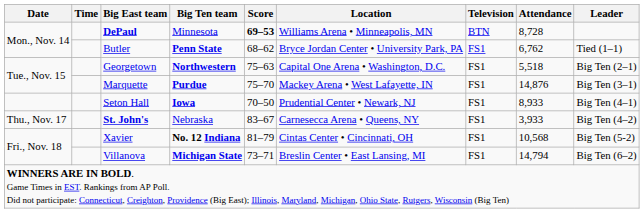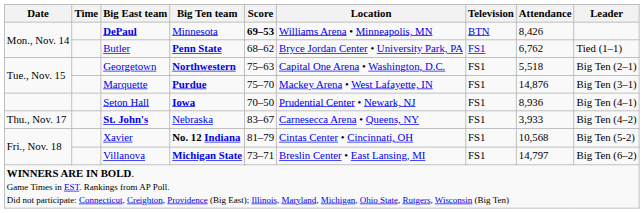(531, 31) 8,728 -> (531, 31) 8,426
(531, 102) 8,933 -> (531, 102) 8,936
(534, 155) 14,794 -> (534, 155) 14,797
